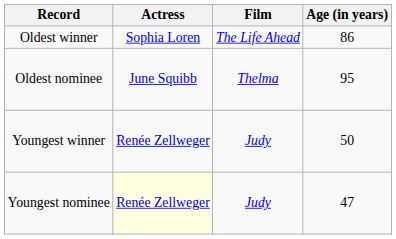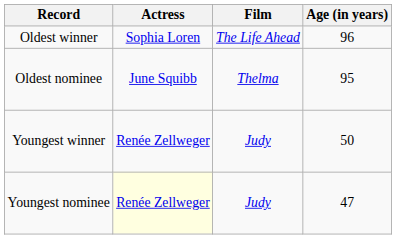(347, 37) 86 -> (347, 37) 96
